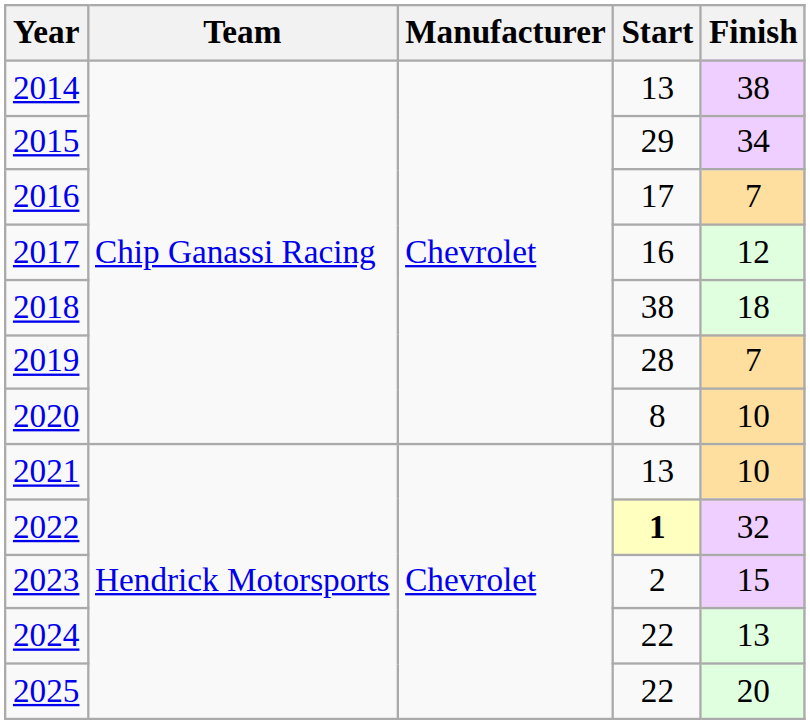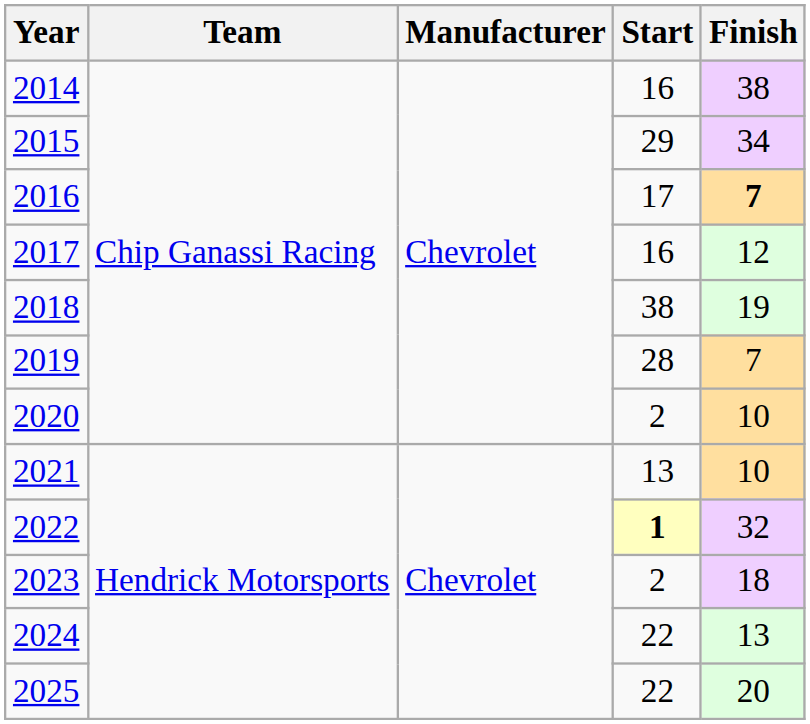(657, 87) 13 -> (657, 87) 16
(753, 196) normal -> (753, 196) bold
(753, 306) 18 -> (753, 306) 19
(657, 416) 8 -> (657, 416) 2
(753, 580) 15 -> (753, 580) 18
